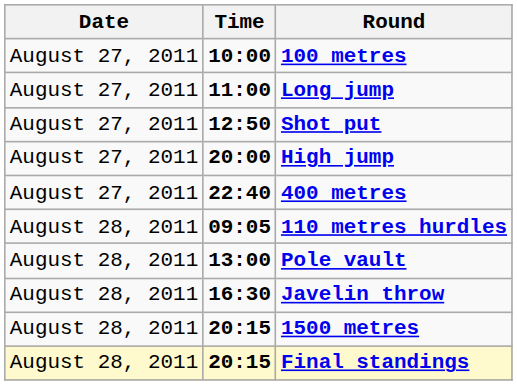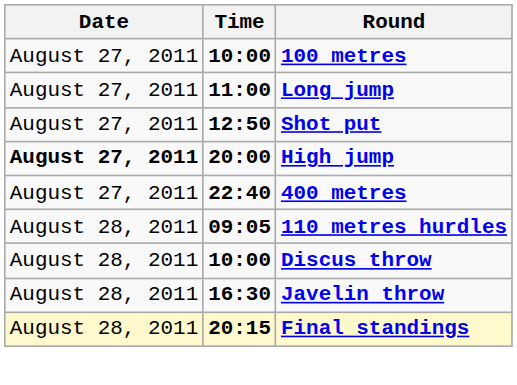(104, 158) normal -> (104, 158) bold
+ row: (356, 261)
- row: (344, 261)
- row: (350, 329)
